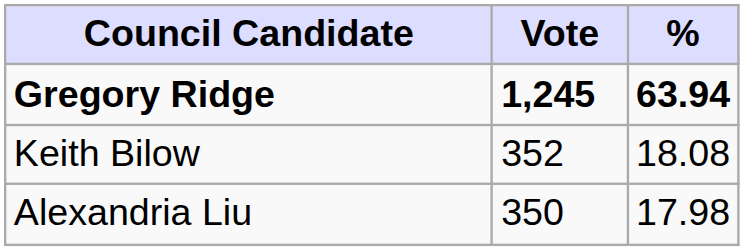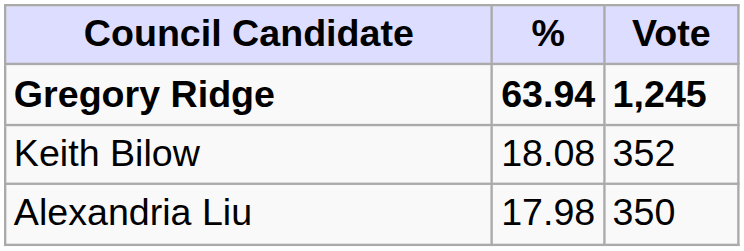columns swapped: (560, 34) <-> (683, 34)
